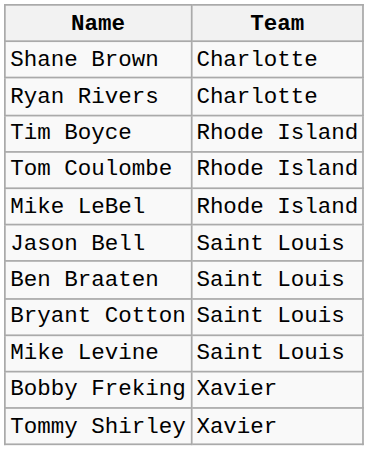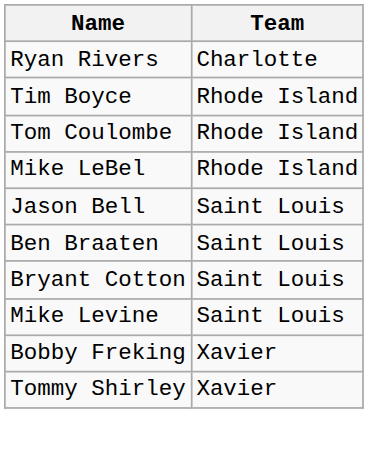- row: (84, 60)
